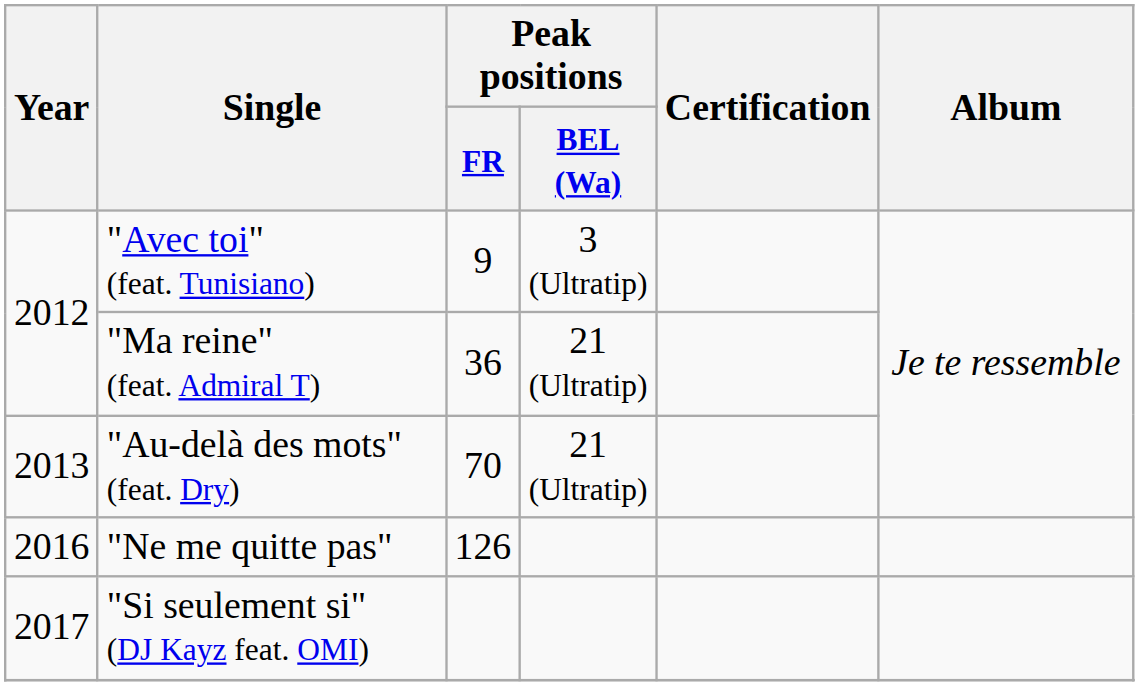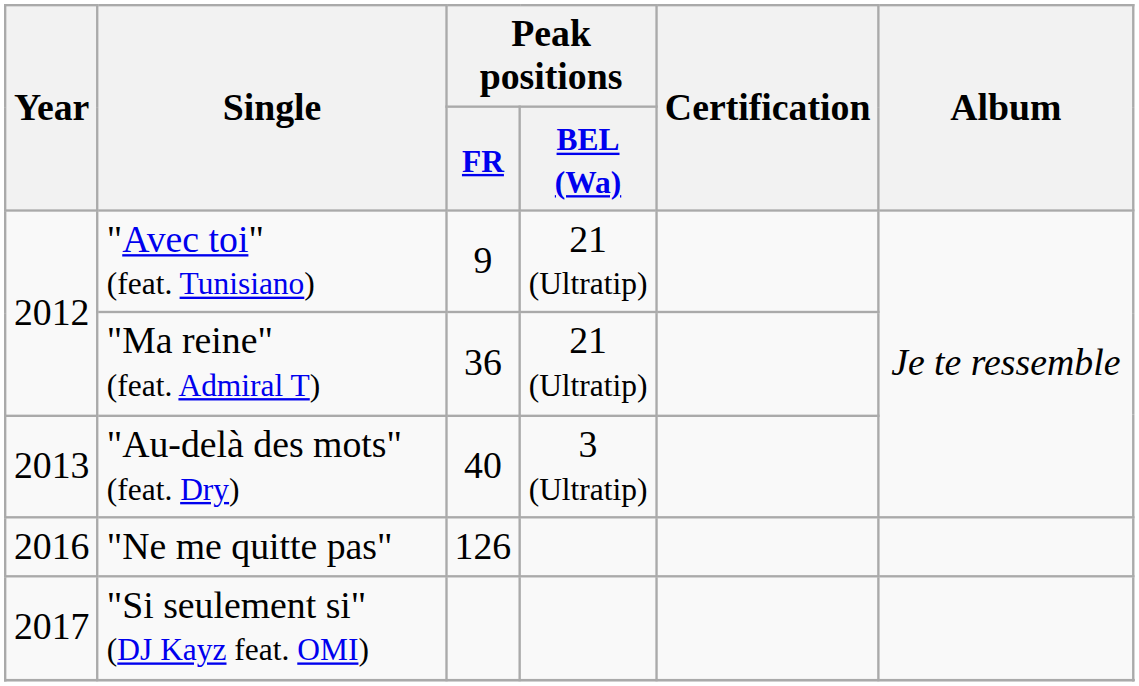(588, 260) 3 (Ultratip) -> (588, 260) 21 (Ultratip)
(483, 465) 70 -> (483, 465) 40
(588, 465) 21 (Ultratip) -> (588, 465) 3 (Ultratip)
